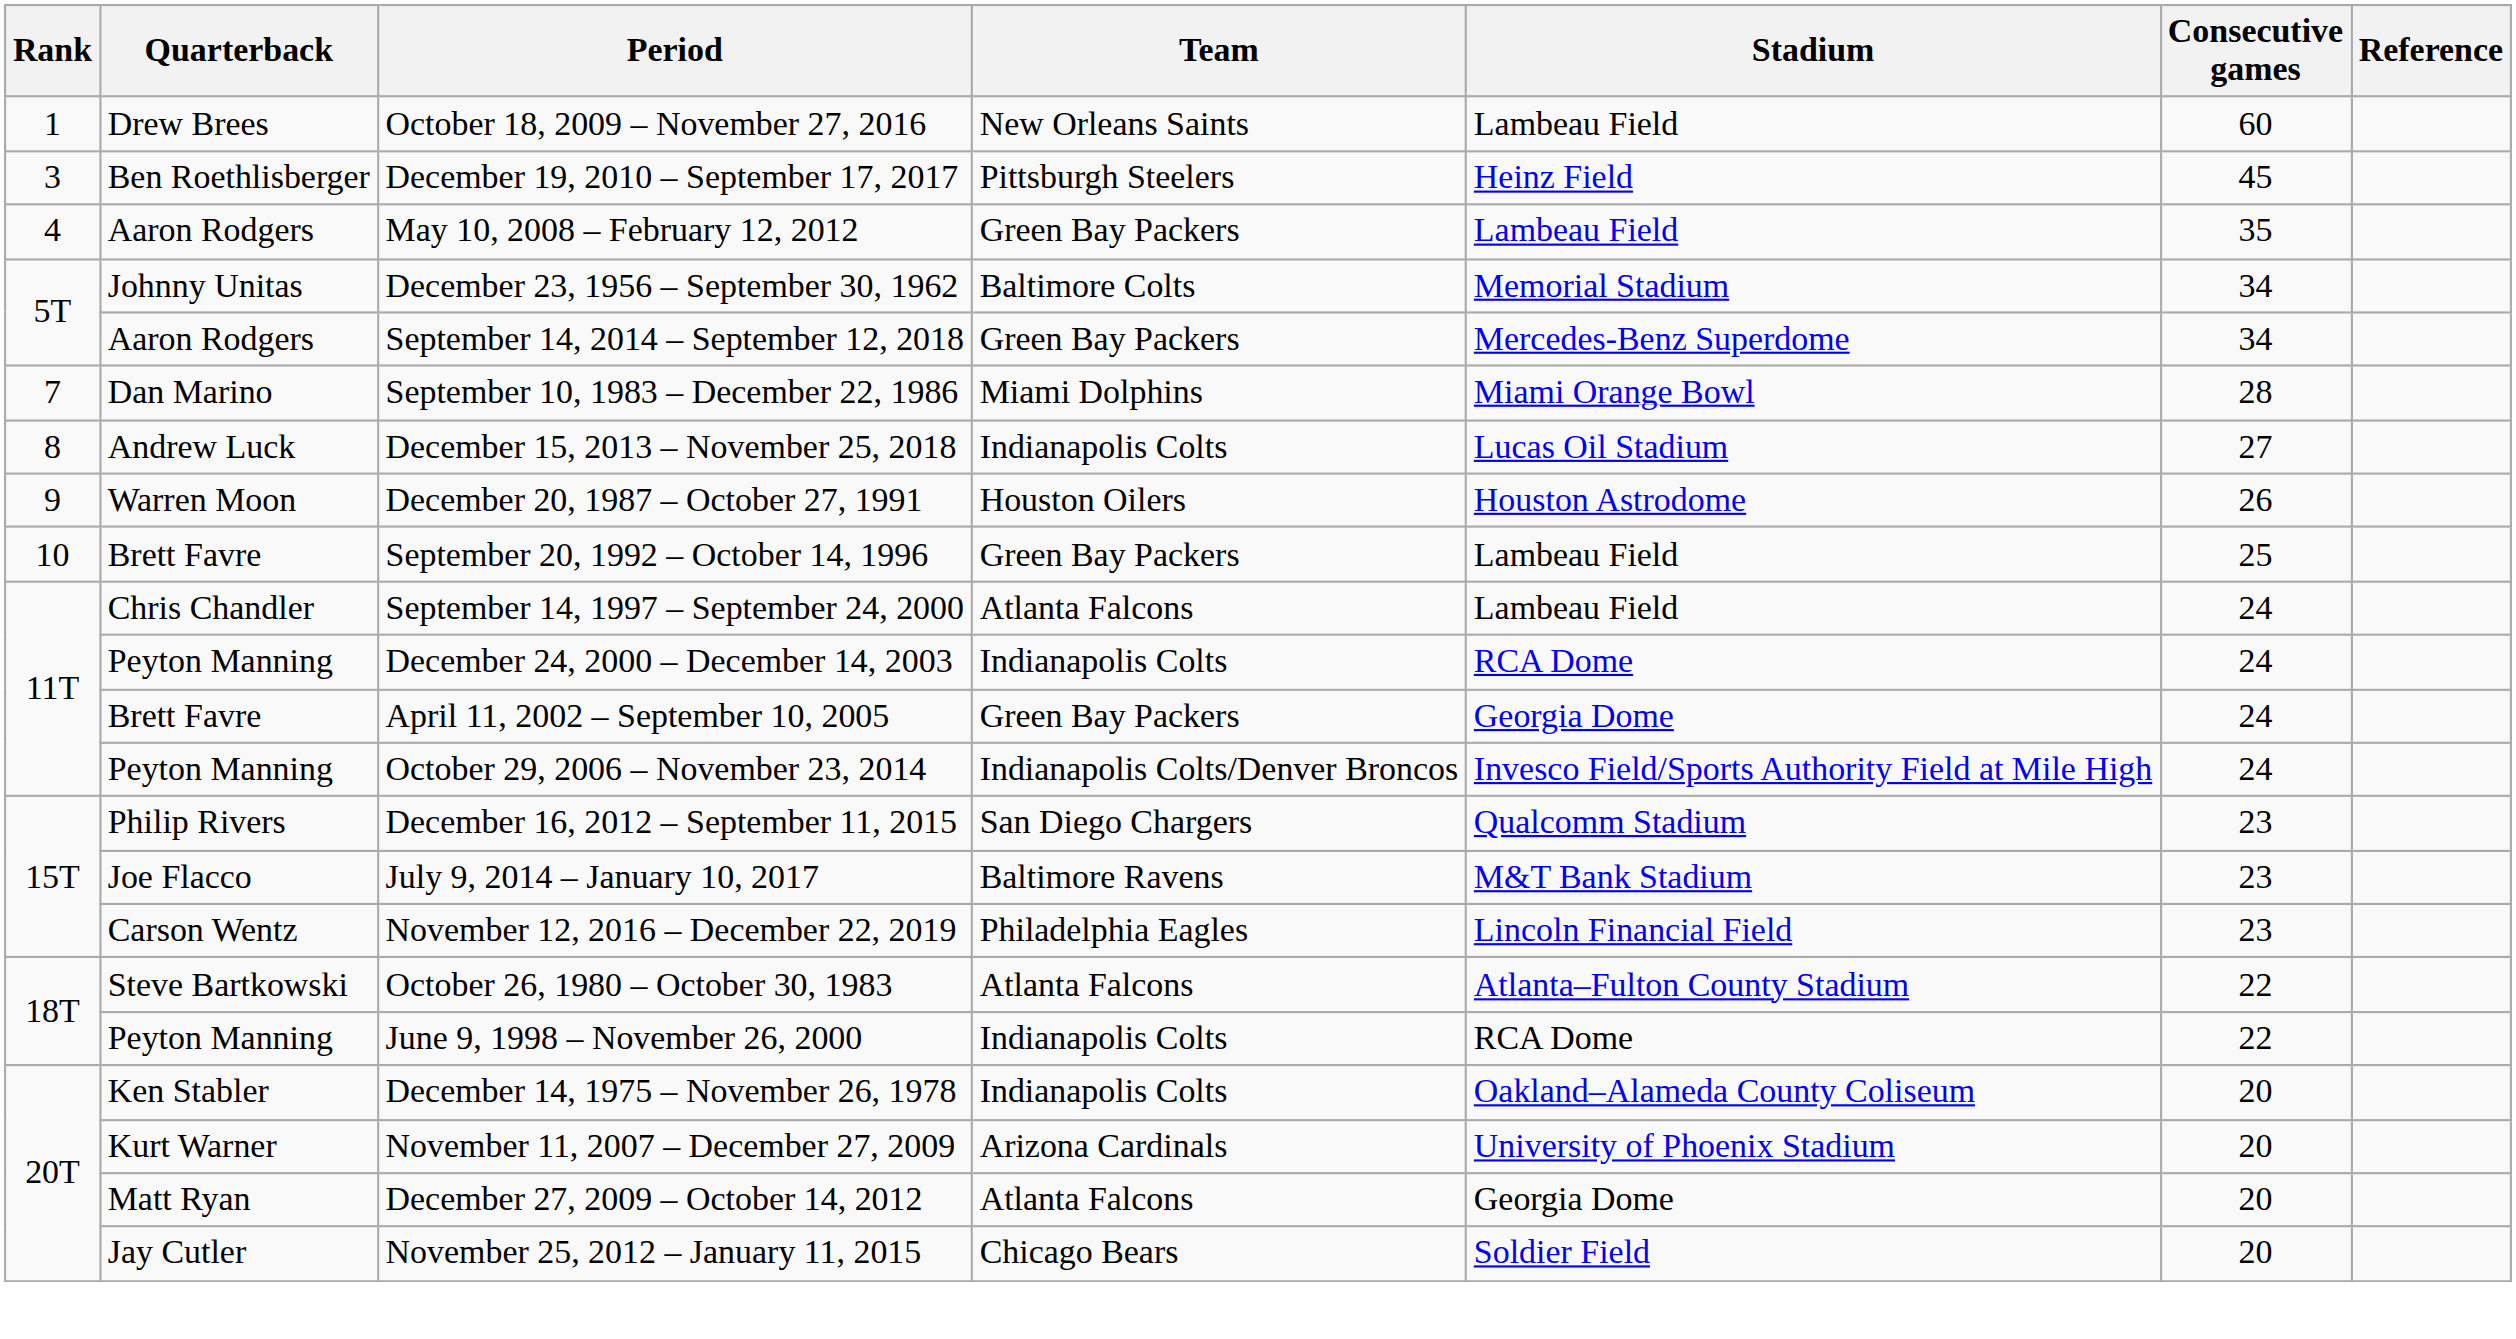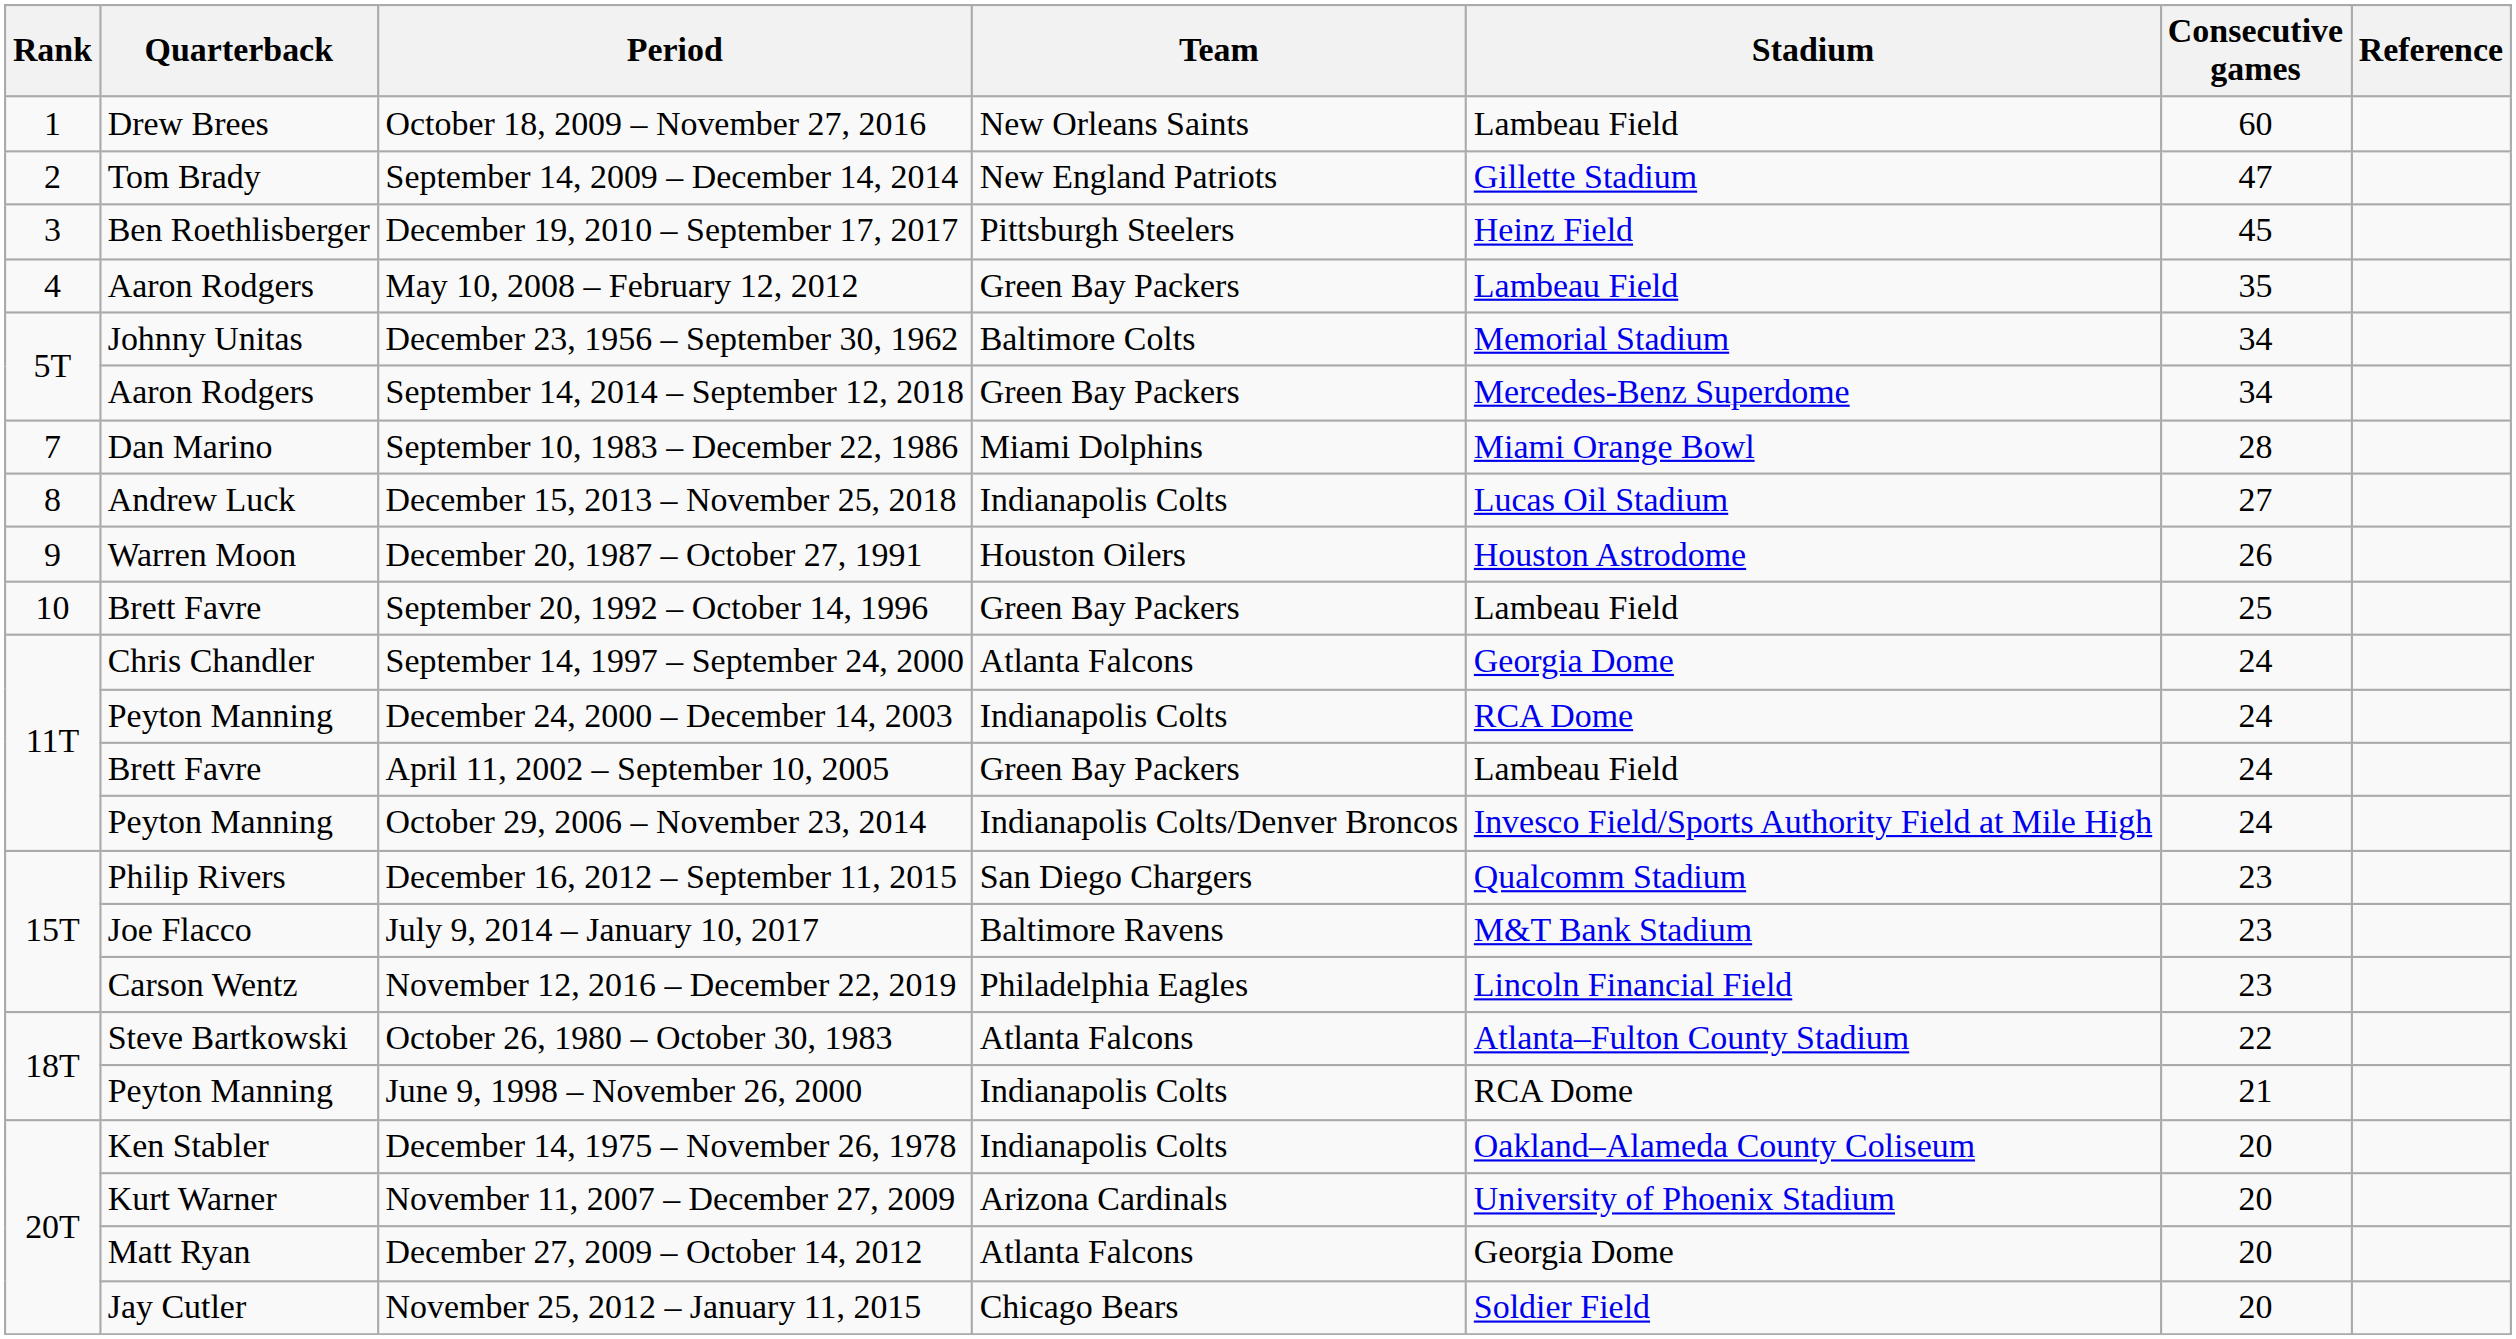+ row: (672, 177)
(1576, 607) Lambeau Field -> (1574, 661) Georgia Dome
(1574, 715) Georgia Dome -> (1576, 768) Lambeau Field
(2255, 1037) 22 -> (2255, 1091) 21
